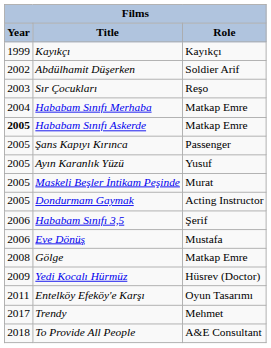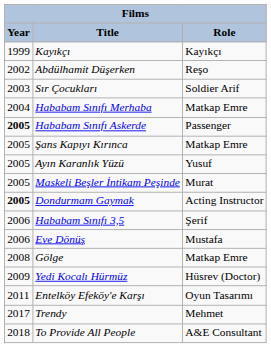(212, 70) Soldier Arif -> (197, 70) Reşo
(197, 88) Reşo -> (212, 88) Soldier Arif
(216, 126) Matkap Emre -> (208, 126) Passenger
(208, 145) Passenger -> (216, 145) Matkap Emre
(19, 201) normal -> (19, 201) bold
